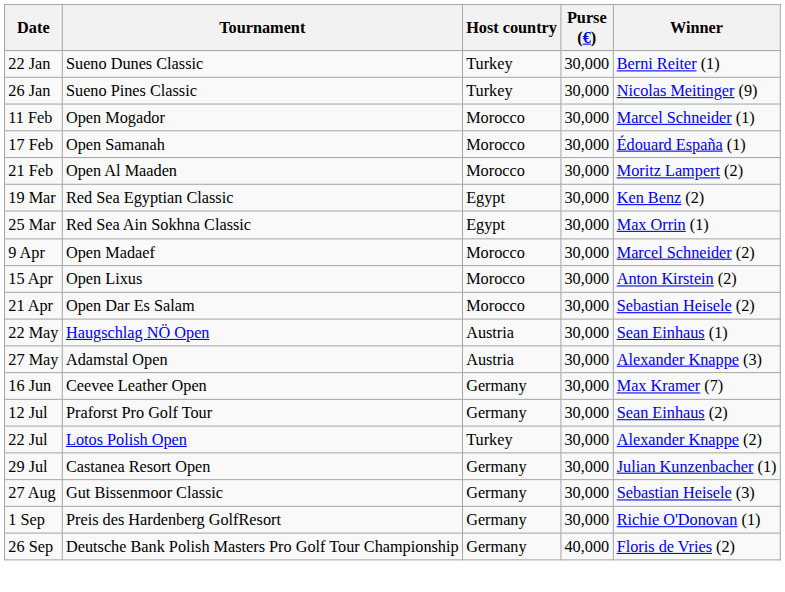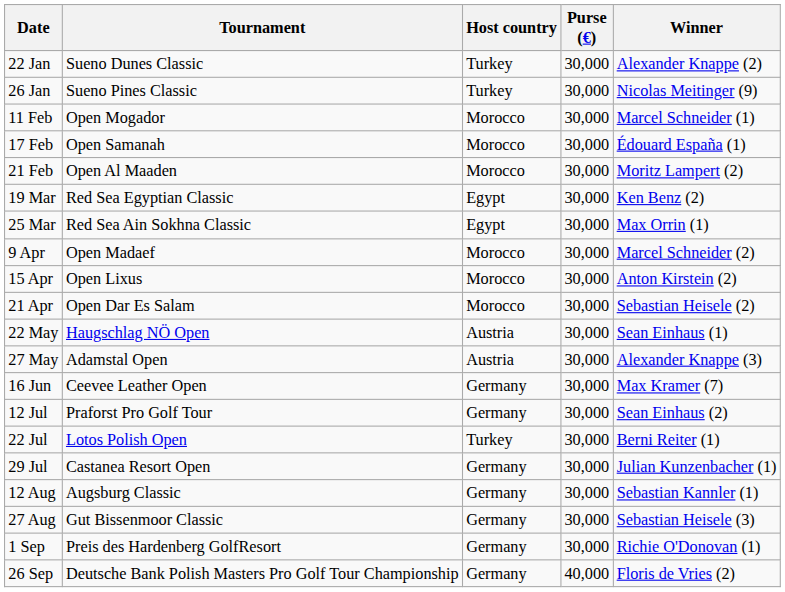(668, 64) Berni Reiter (1) -> (689, 64) Alexander Knappe (2)
(689, 439) Alexander Knappe (2) -> (668, 439) Berni Reiter (1)
+ row: (32, 493)
